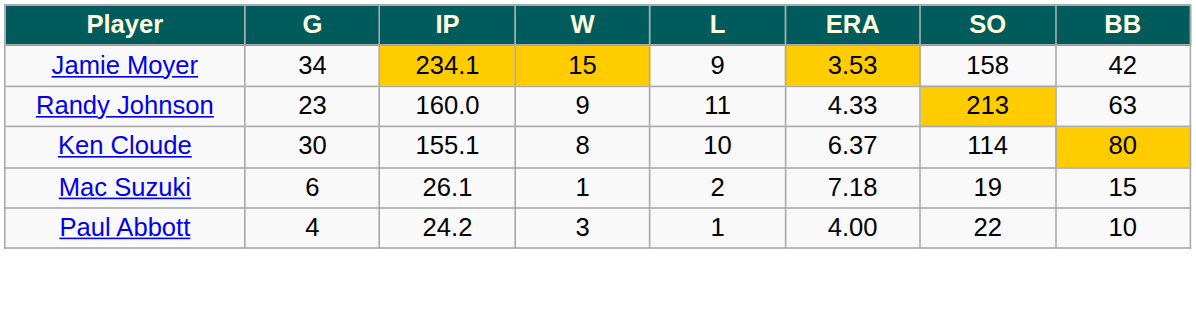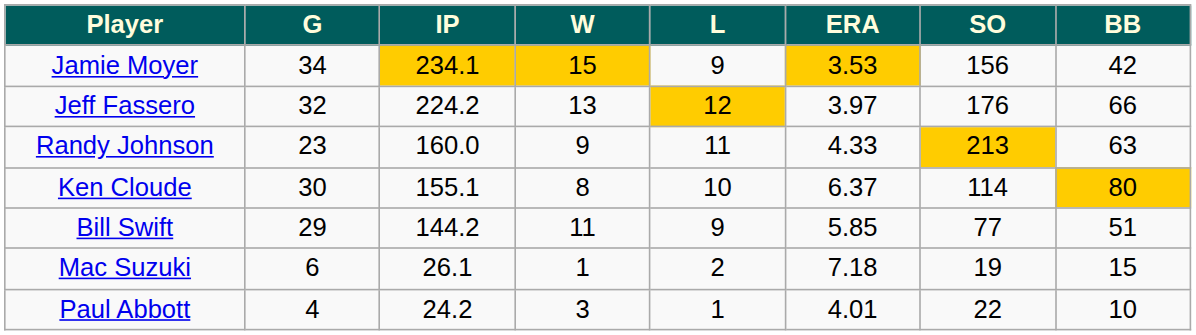(988, 65) 158 -> (988, 65) 156
+ row: (125, 106)
+ row: (125, 227)
(853, 227) 4.00 -> (853, 308) 4.01
